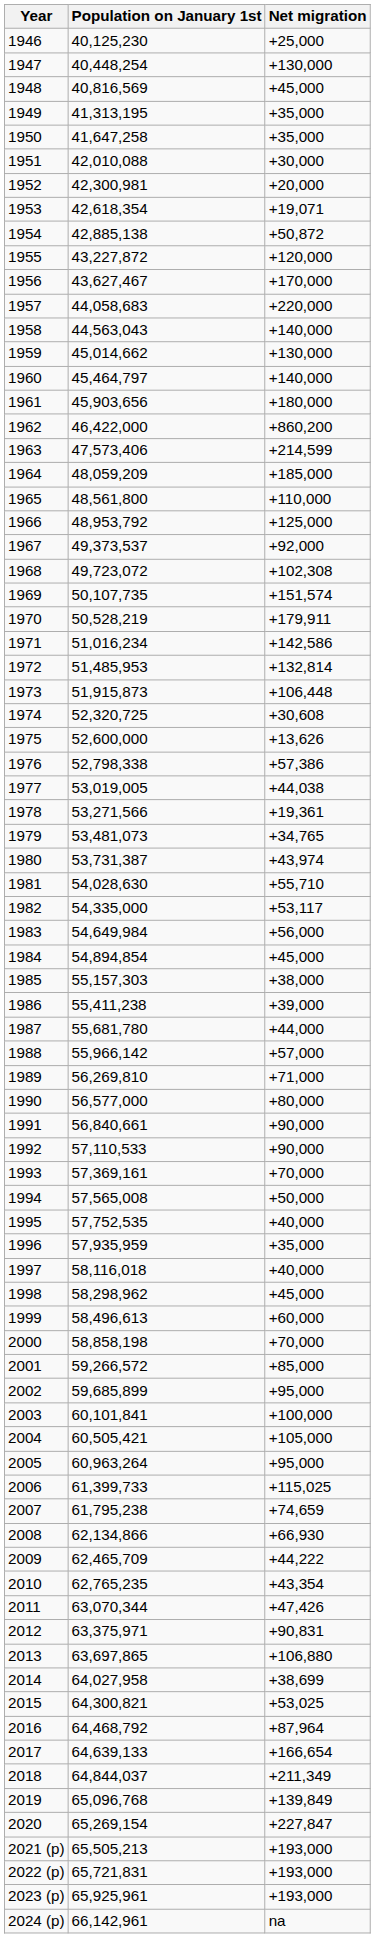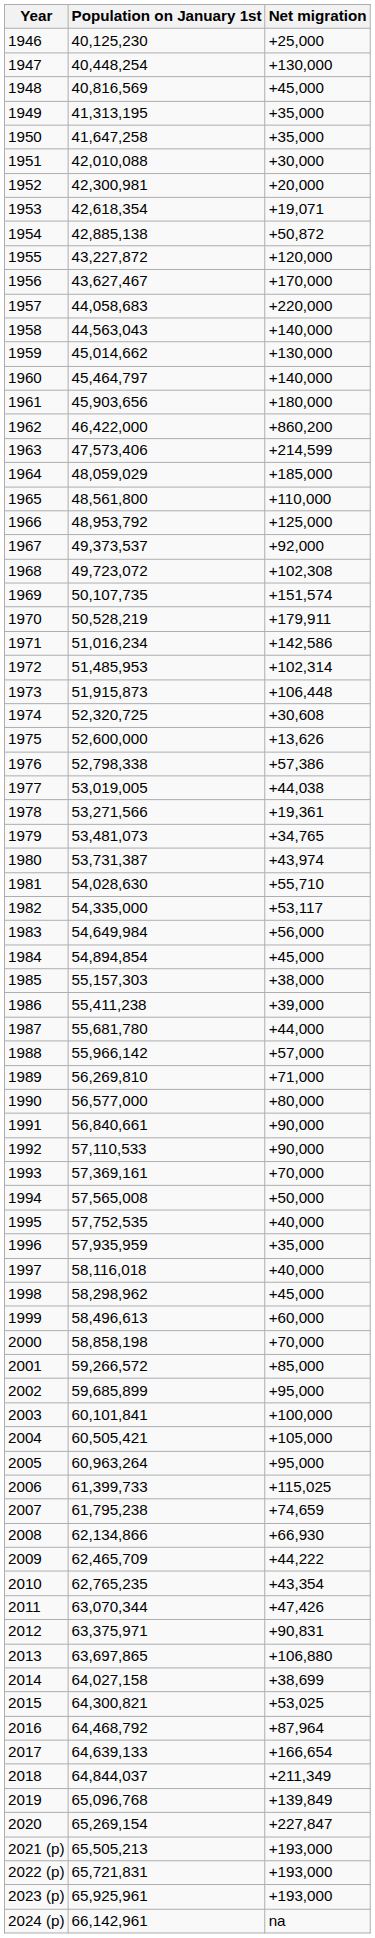(110, 474) 48,059,209 -> (110, 474) 48,059,029
(301, 667) +132,814 -> (301, 667) +102,314
(110, 1679) 64,027,958 -> (110, 1679) 64,027,158
